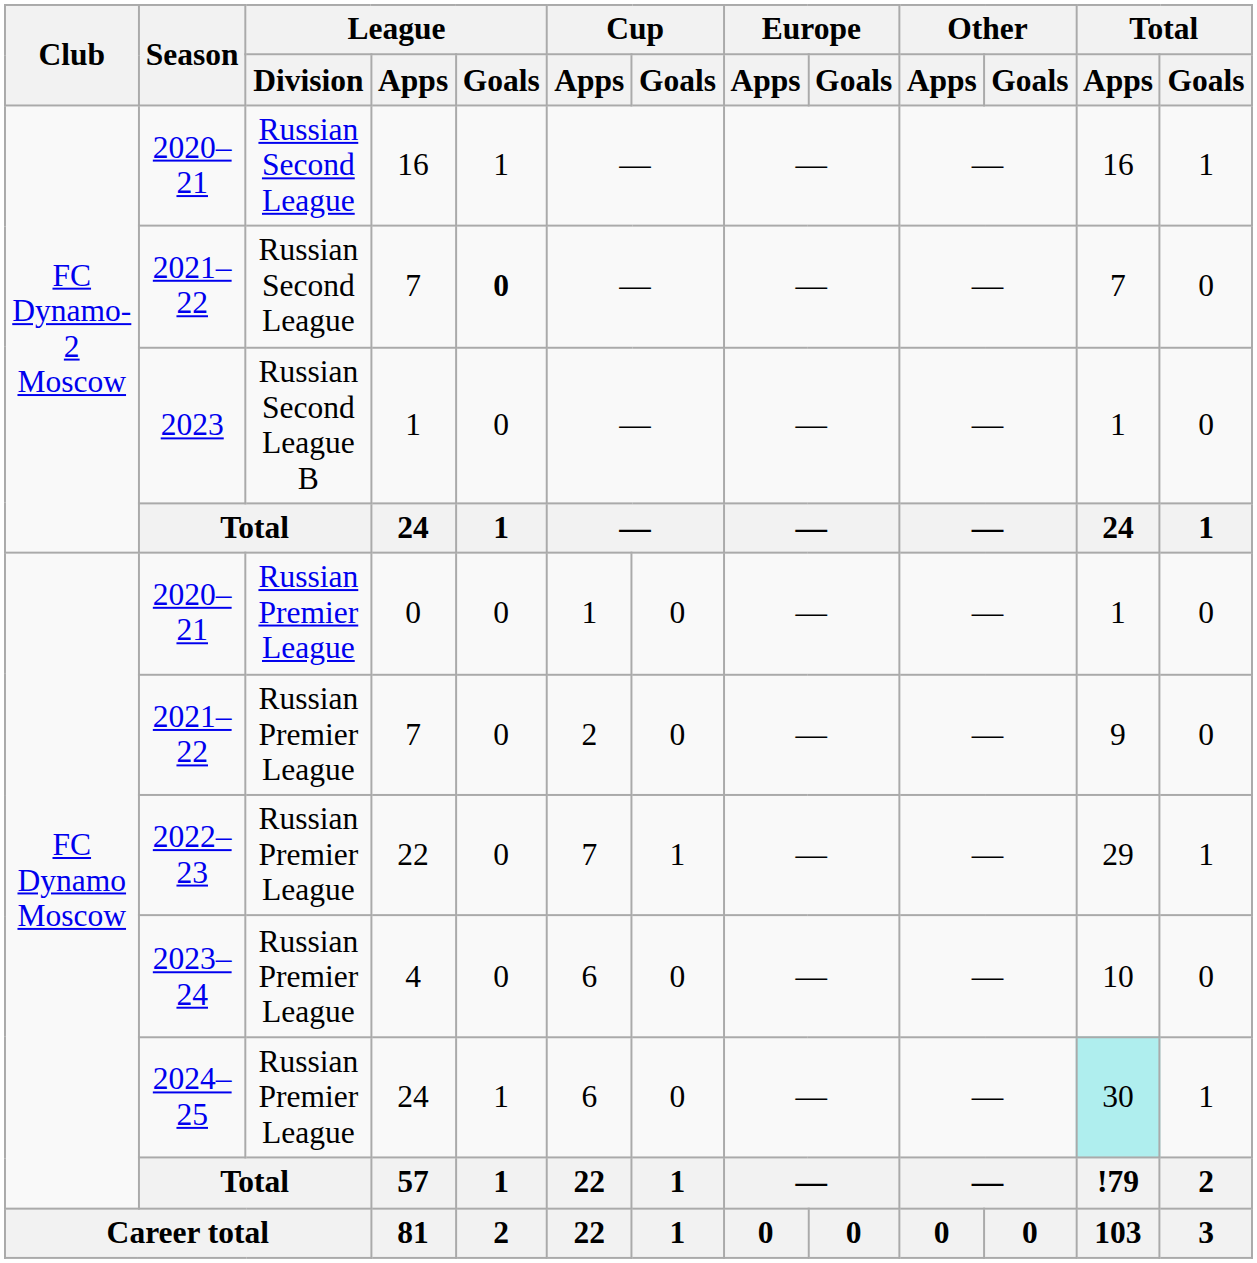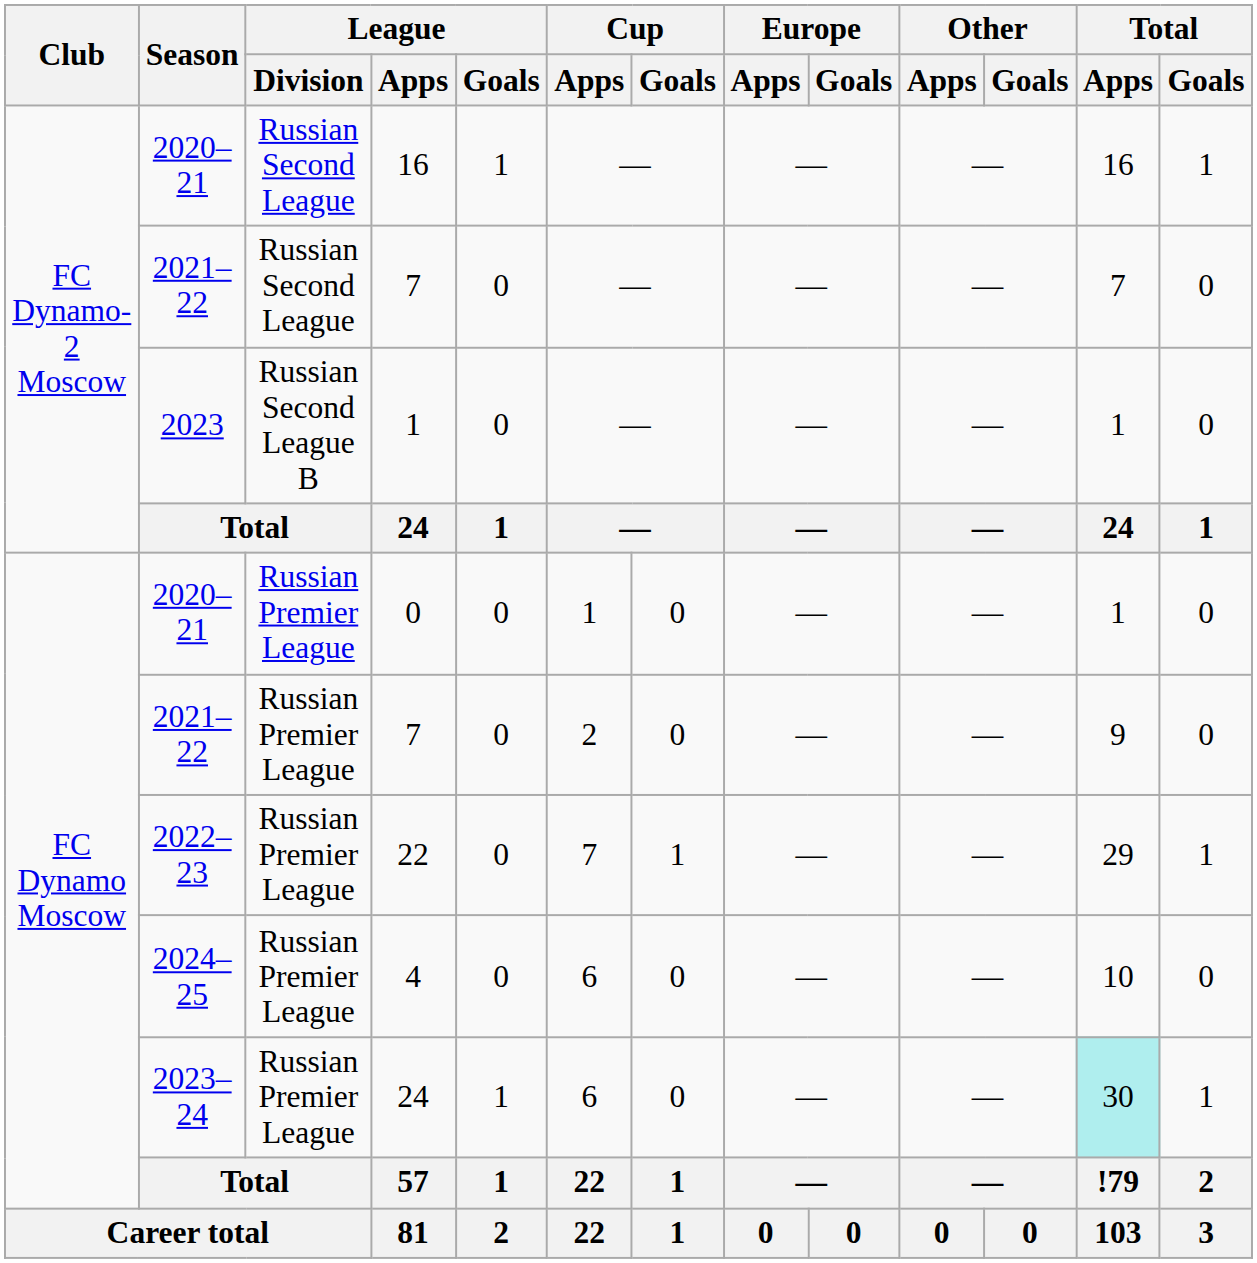(501, 285) bold -> (501, 285) normal
(192, 975) 2023–24 -> (192, 975) 2024–25
(192, 1096) 2024–25 -> (192, 1096) 2023–24
